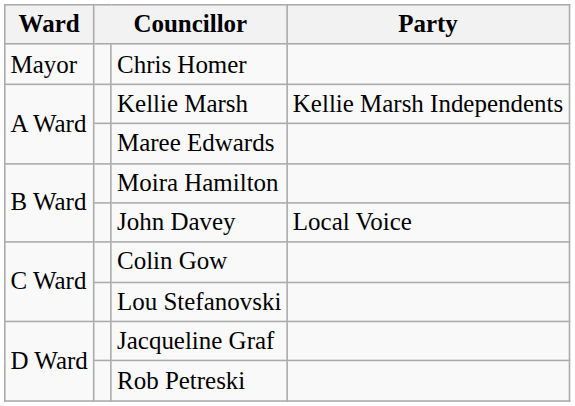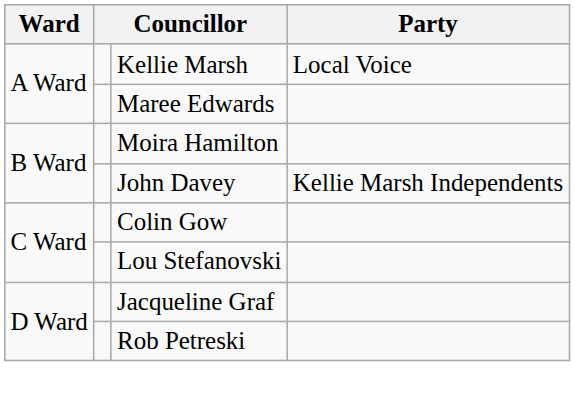- row: (182, 63)
(428, 103) Kellie Marsh Independents -> (352, 63) Local Voice
(352, 222) Local Voice -> (428, 182) Kellie Marsh Independents
